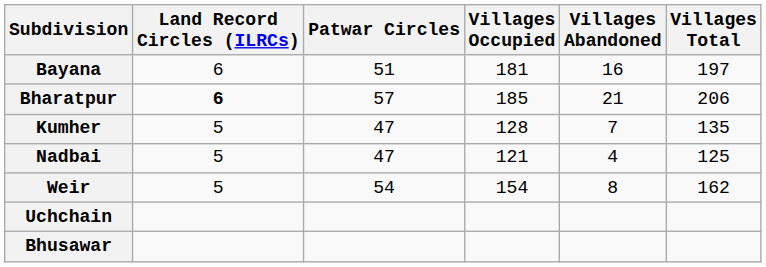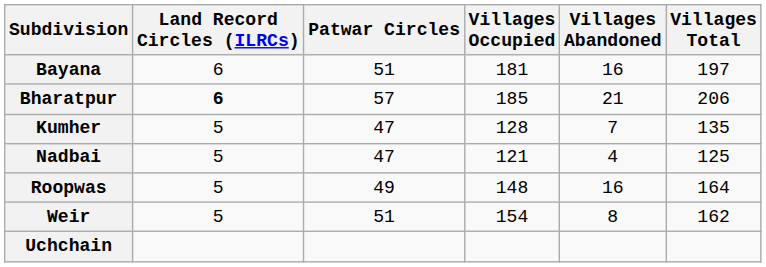+ row: (69, 188)
(384, 188) 54 -> (384, 217) 51
- row: (69, 246)
